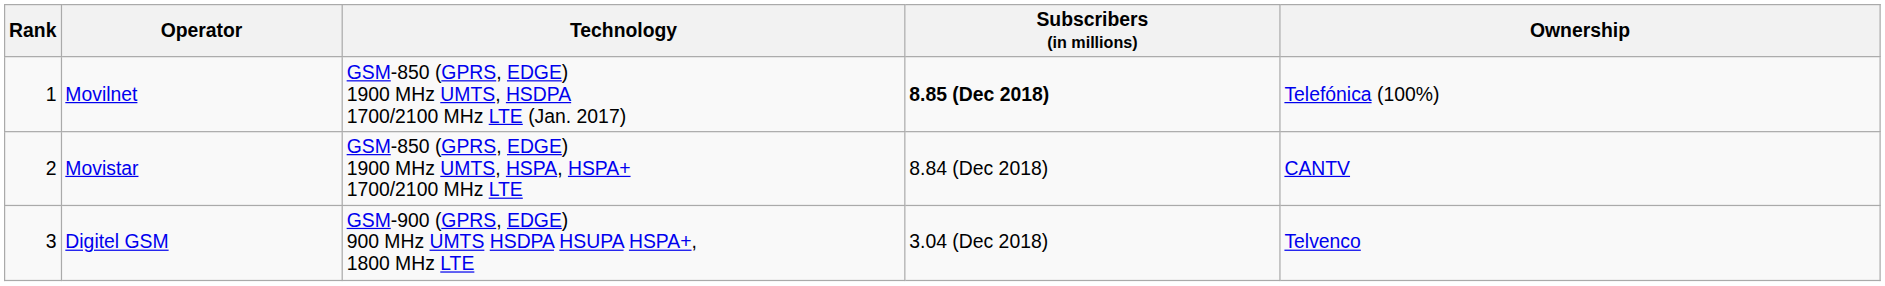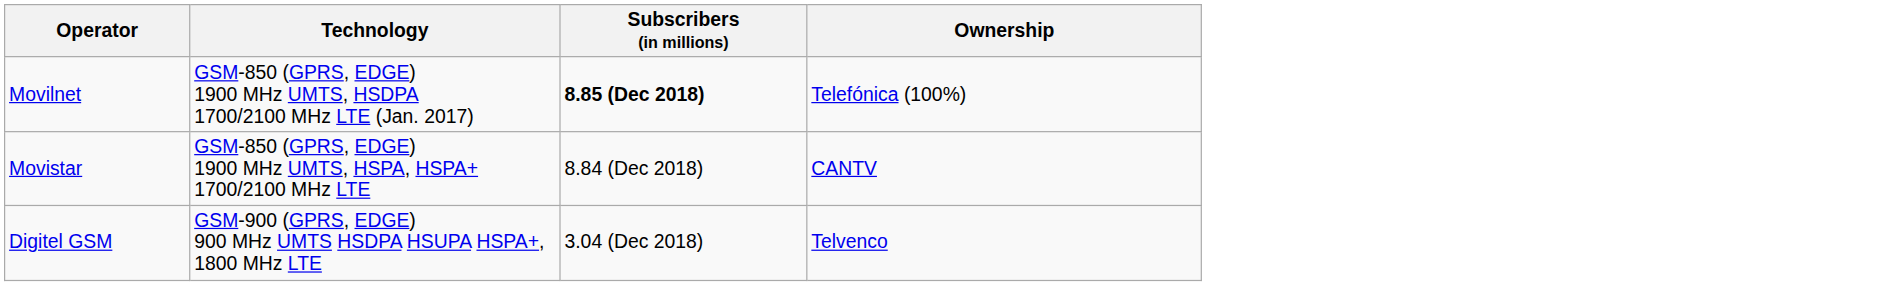- column: (33, 30)
